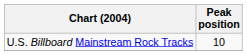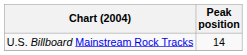(219, 42) 10 -> (219, 42) 14
